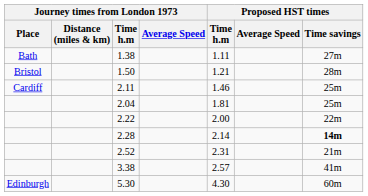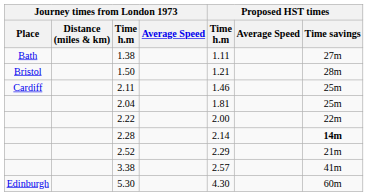(221, 151) 2.31 -> (221, 151) 2.29
